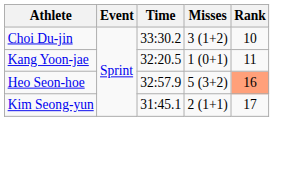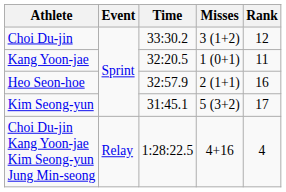(250, 38) 10 -> (262, 38) 12
(208, 83) 5 (3+2) -> (220, 83) 2 (1+1)
(250, 83) lightsalmon background -> (262, 83) no background
(208, 105) 2 (1+1) -> (220, 105) 5 (3+2)
+ row: (51, 151)
